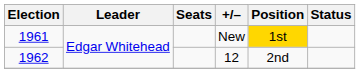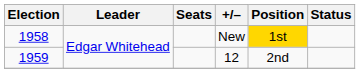(34, 36) 1961 -> (34, 36) 1958
(34, 57) 1962 -> (34, 57) 1959
